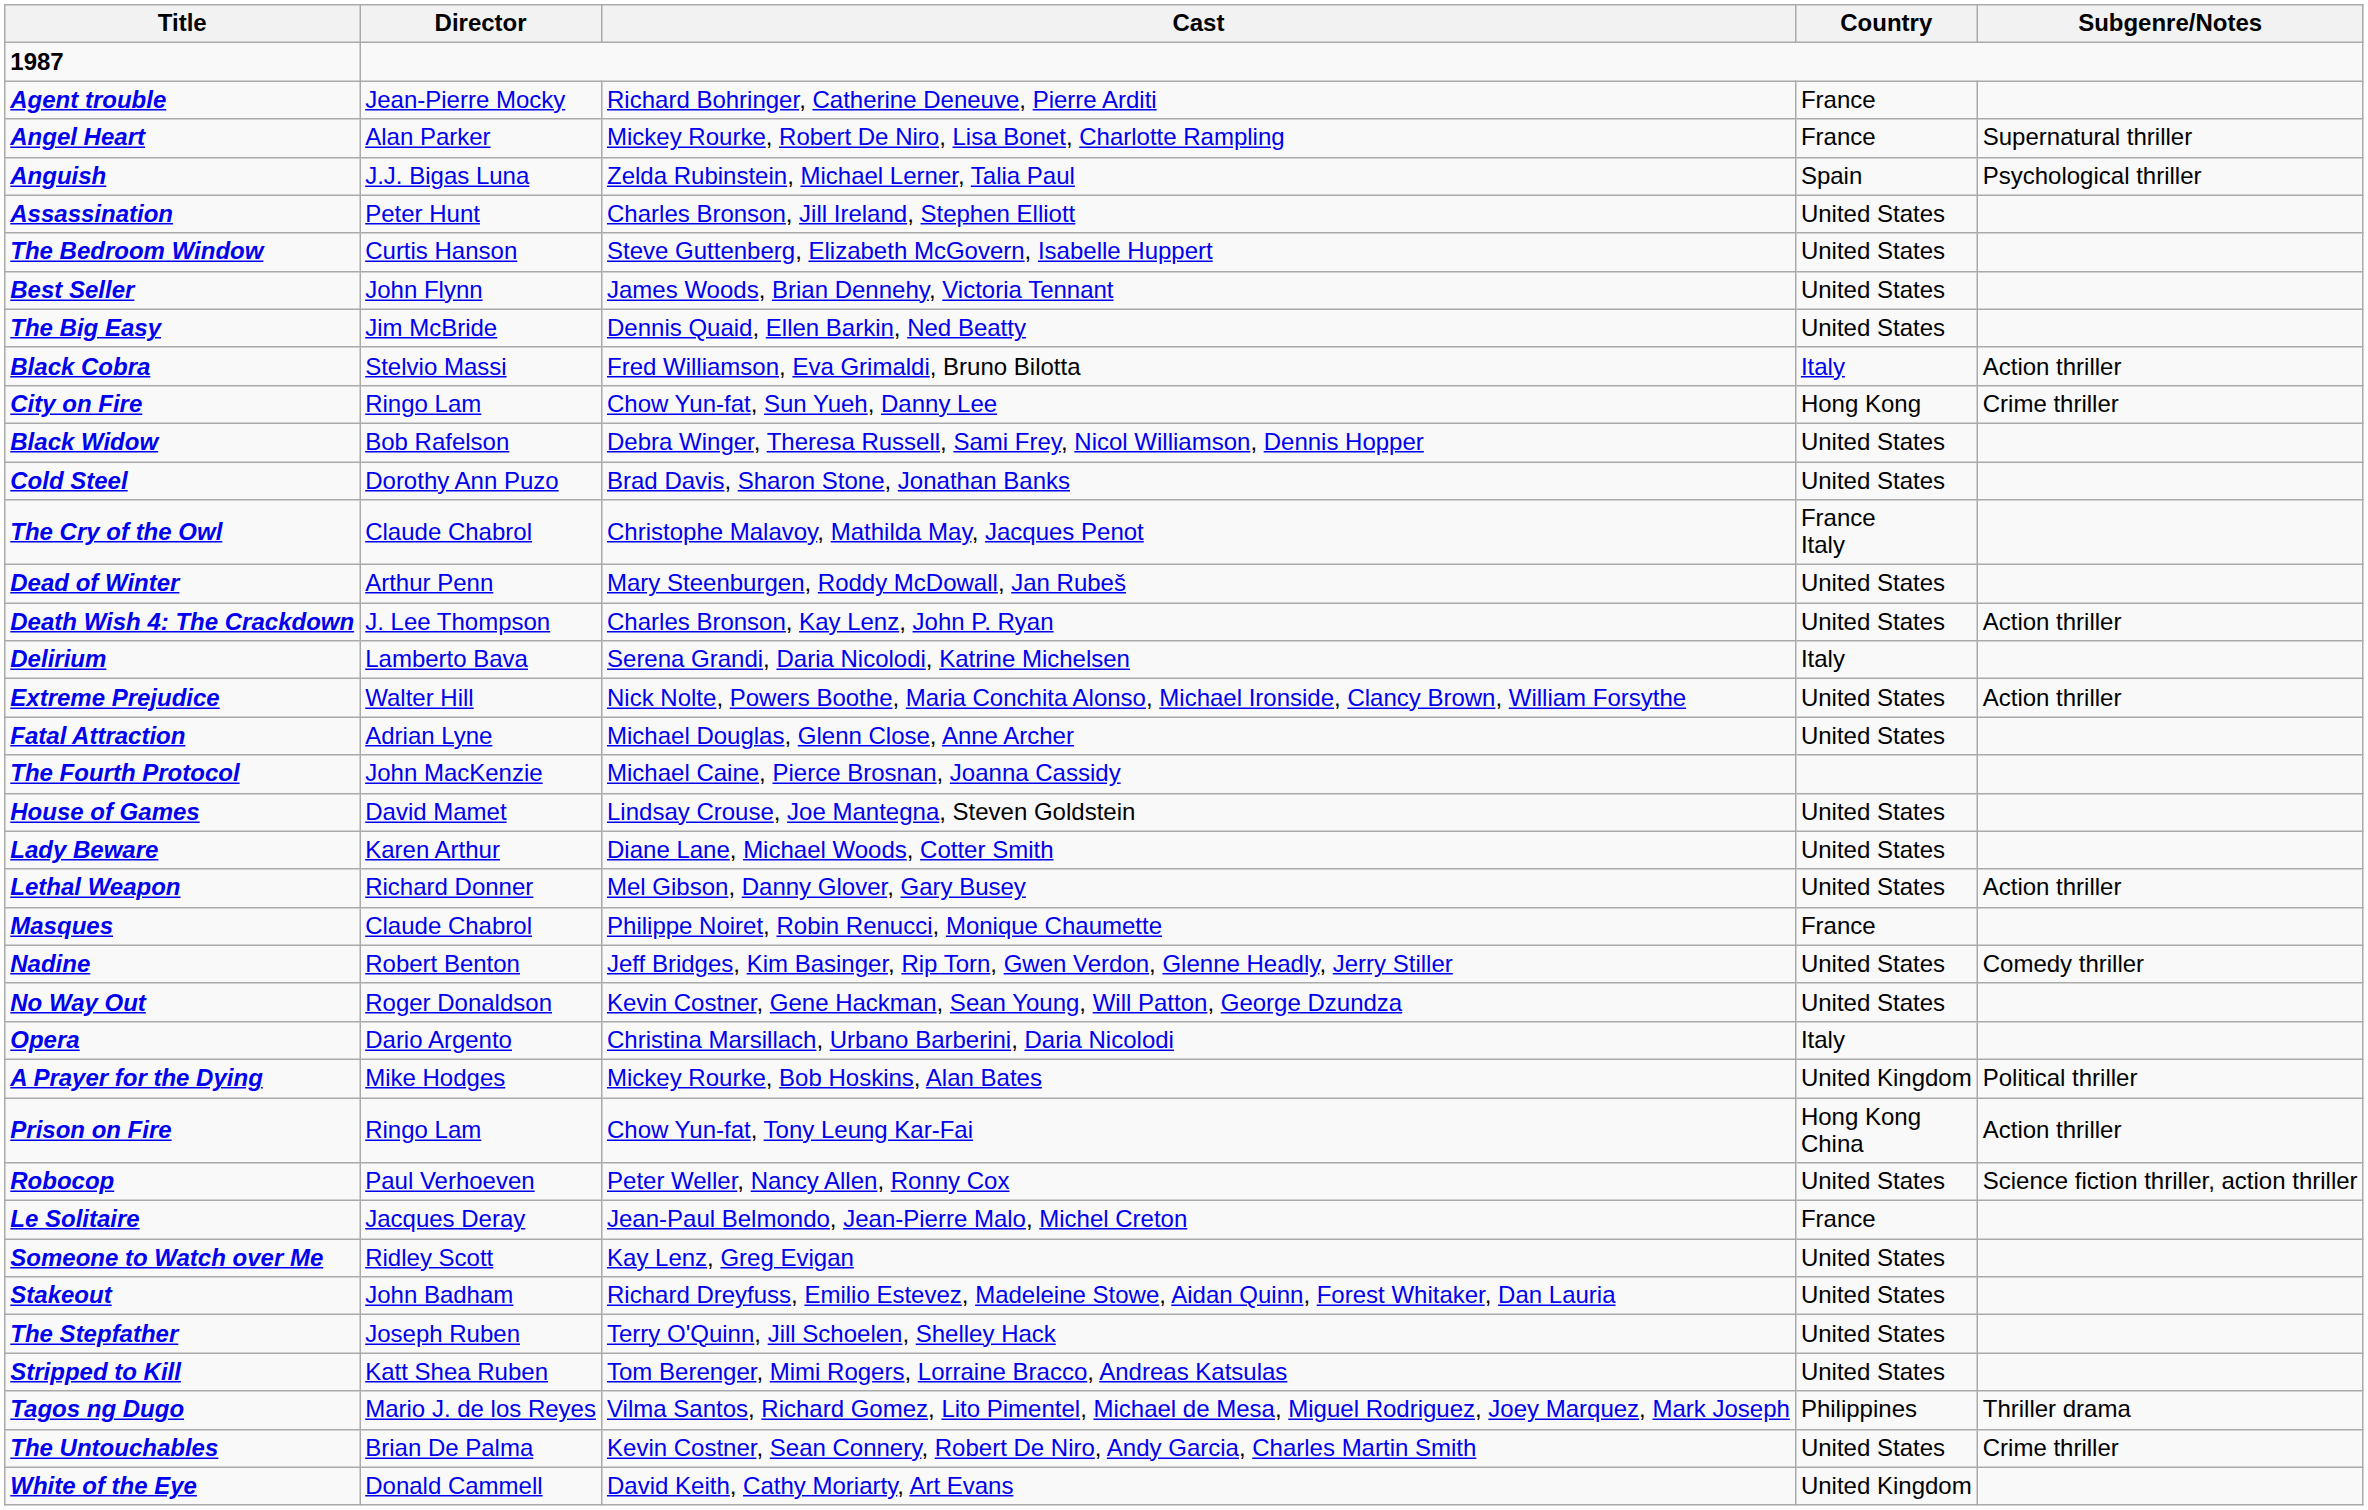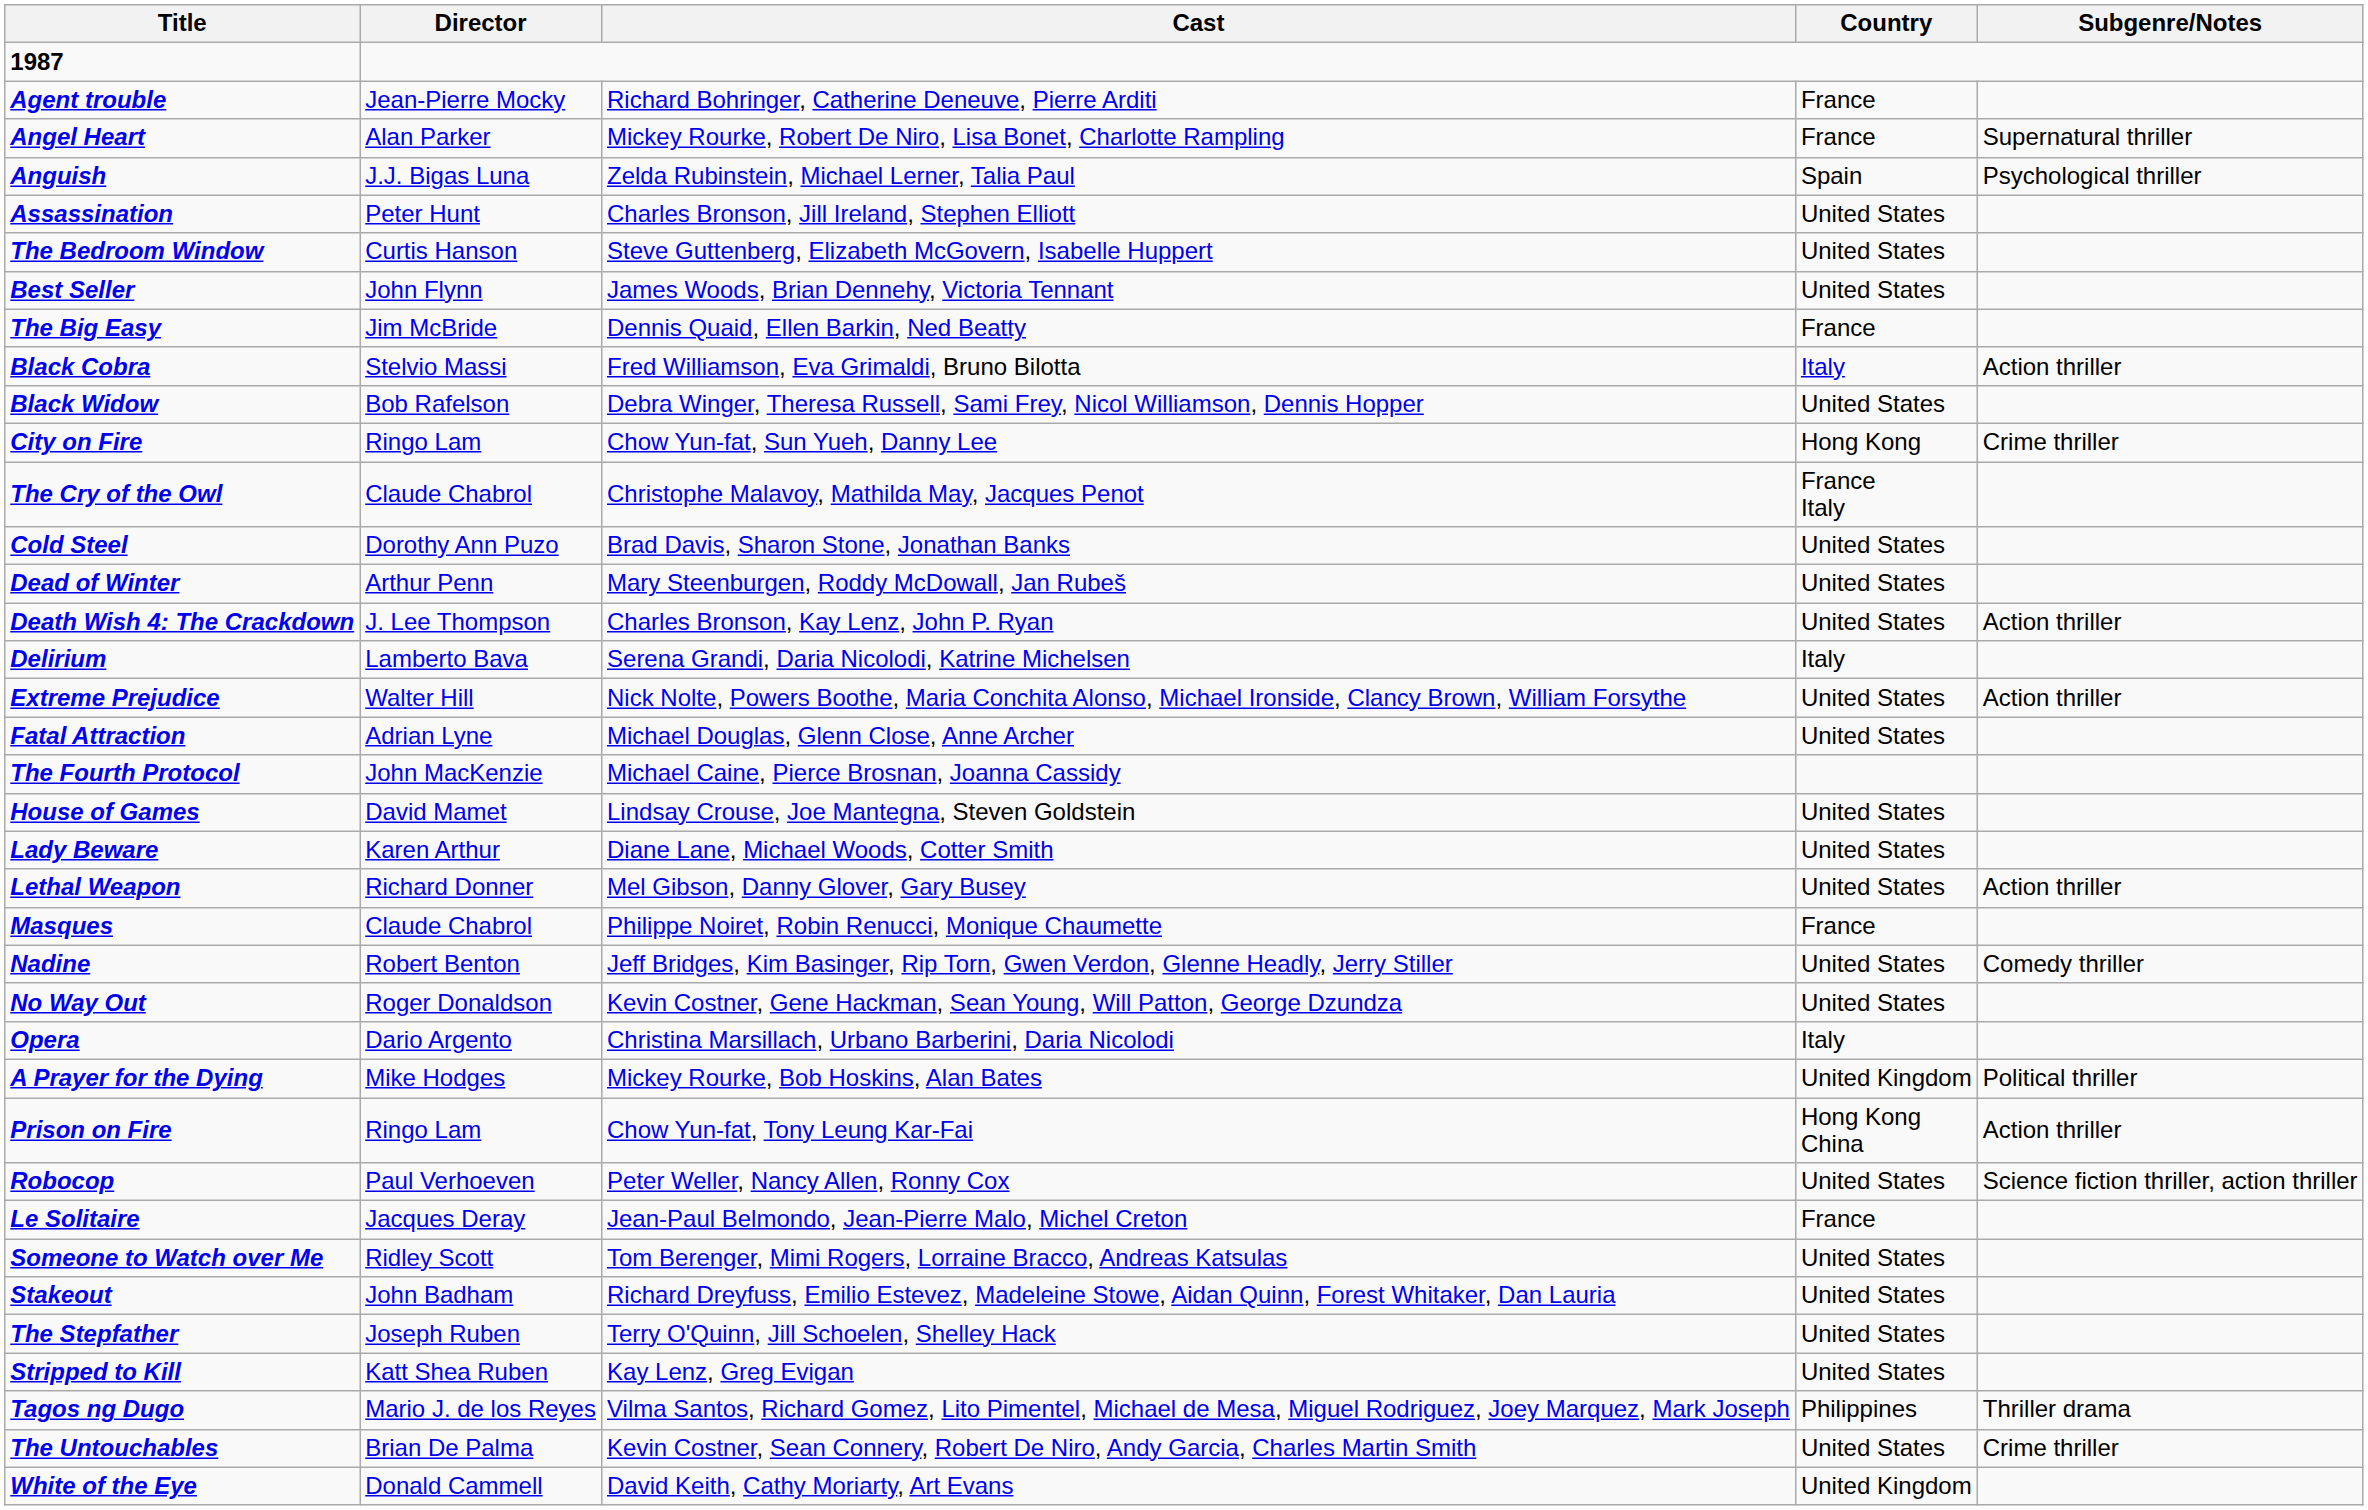(1873, 328) United States -> (1838, 328) France
rows swapped: (84, 442) <-> (76, 404)
rows swapped: (69, 480) <-> (116, 531)
(730, 1257) Kay Lenz, Greg Evigan -> (947, 1257) Tom Berenger, Mimi Rogers, Lorraine Bracco, Andreas Katsulas
(947, 1371) Tom Berenger, Mimi Rogers, Lorraine Bracco, Andreas Katsulas -> (730, 1371) Kay Lenz, Greg Evigan
